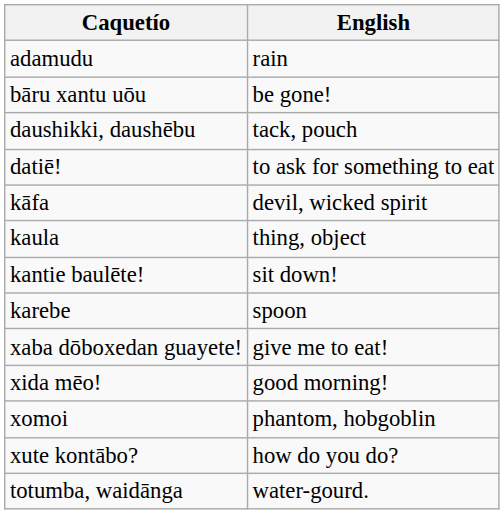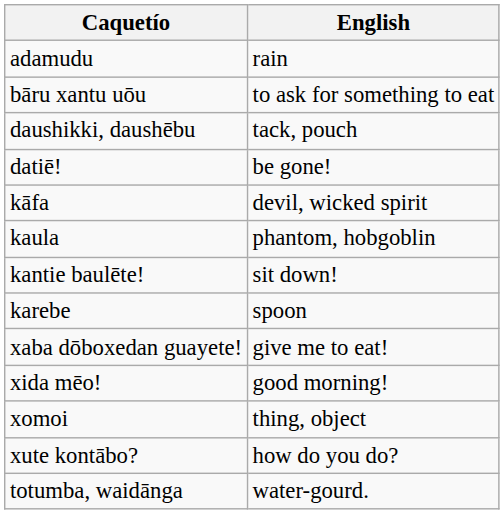(292, 94) be gone! -> (373, 94) to ask for something to eat
(373, 166) to ask for something to eat -> (292, 166) be gone!
(309, 238) thing, object -> (344, 238) phantom, hobgoblin
(344, 418) phantom, hobgoblin -> (309, 418) thing, object
